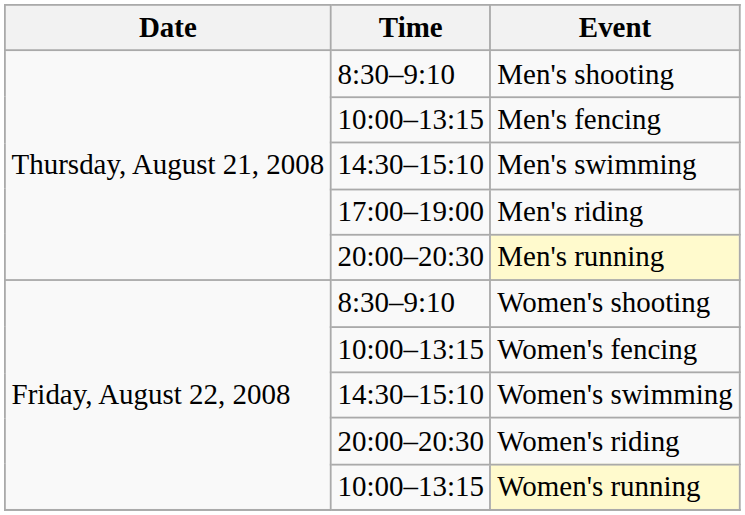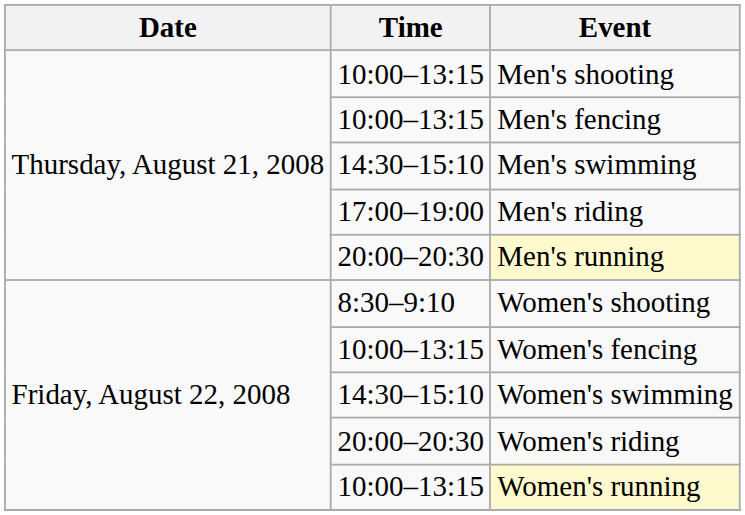(396, 73) 8:30–9:10 -> (411, 73) 10:00–13:15
